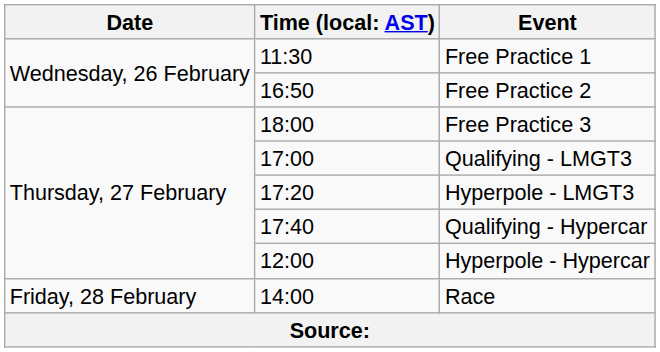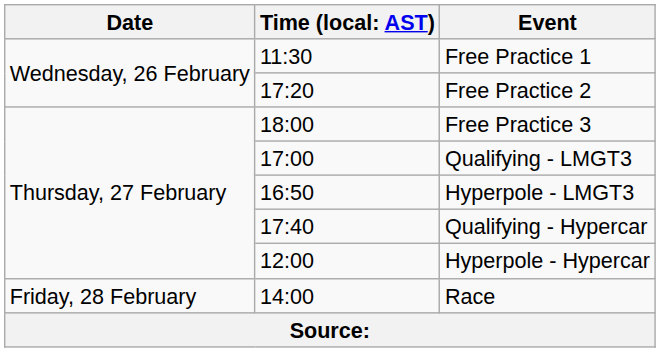(287, 90) 16:50 -> (287, 90) 17:20
(287, 193) 17:20 -> (287, 193) 16:50
